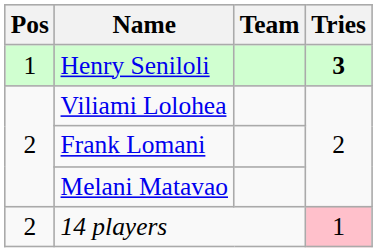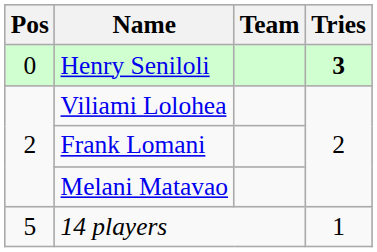(30, 65) 1 -> (30, 65) 0
(30, 226) 2 -> (30, 226) 5
(339, 226) pink background -> (339, 226) no background
